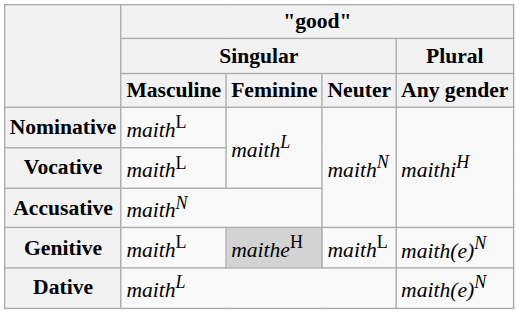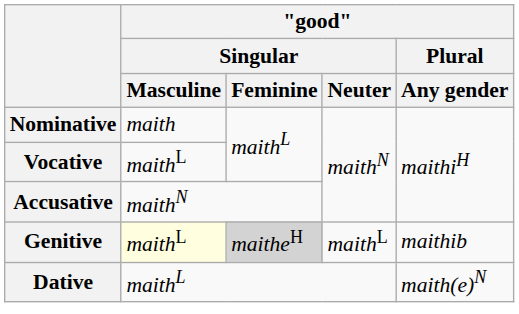(157, 127) maithL -> (151, 124) maith
(157, 247) no background -> (157, 241) lightyellow background
(444, 247) maith(e)N -> (434, 241) maithib
